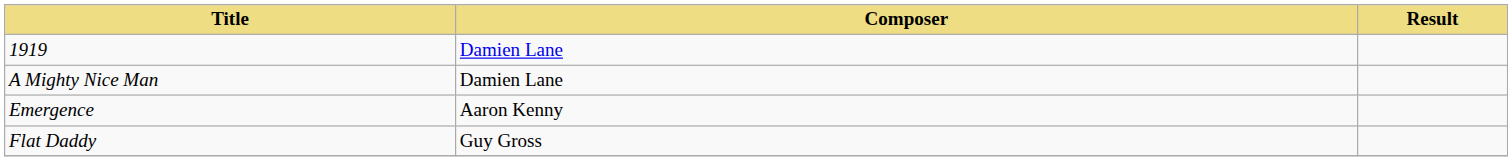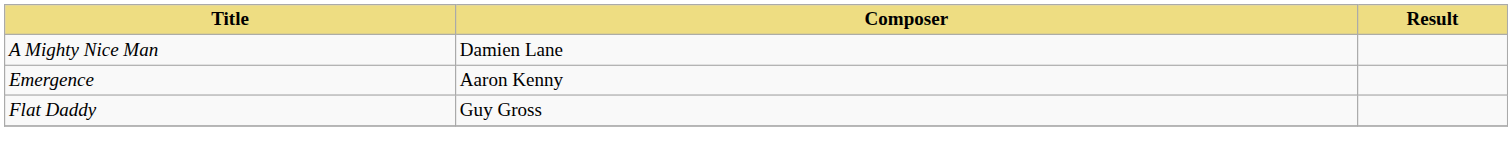- row: (28, 49)
